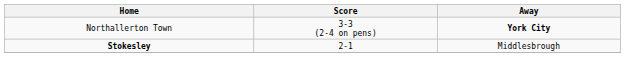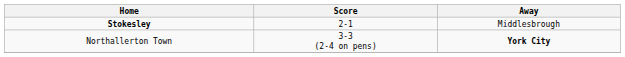rows swapped: (129, 28) <-> (129, 46)
